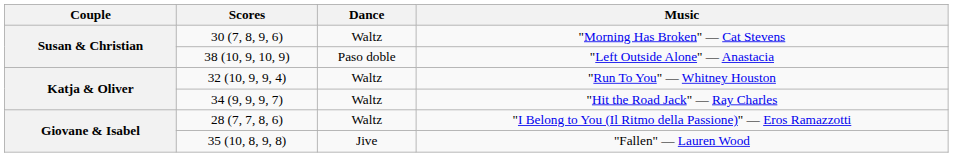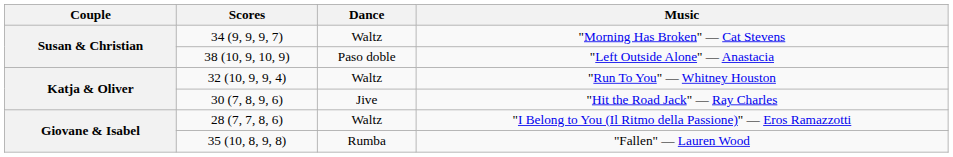(247, 36) 30 (7, 8, 9, 6) -> (247, 36) 34 (9, 9, 9, 7)
(247, 99) 34 (9, 9, 9, 7) -> (247, 99) 30 (7, 8, 9, 6)
(367, 99) Waltz -> (367, 99) Jive
(367, 141) Jive -> (367, 141) Rumba
